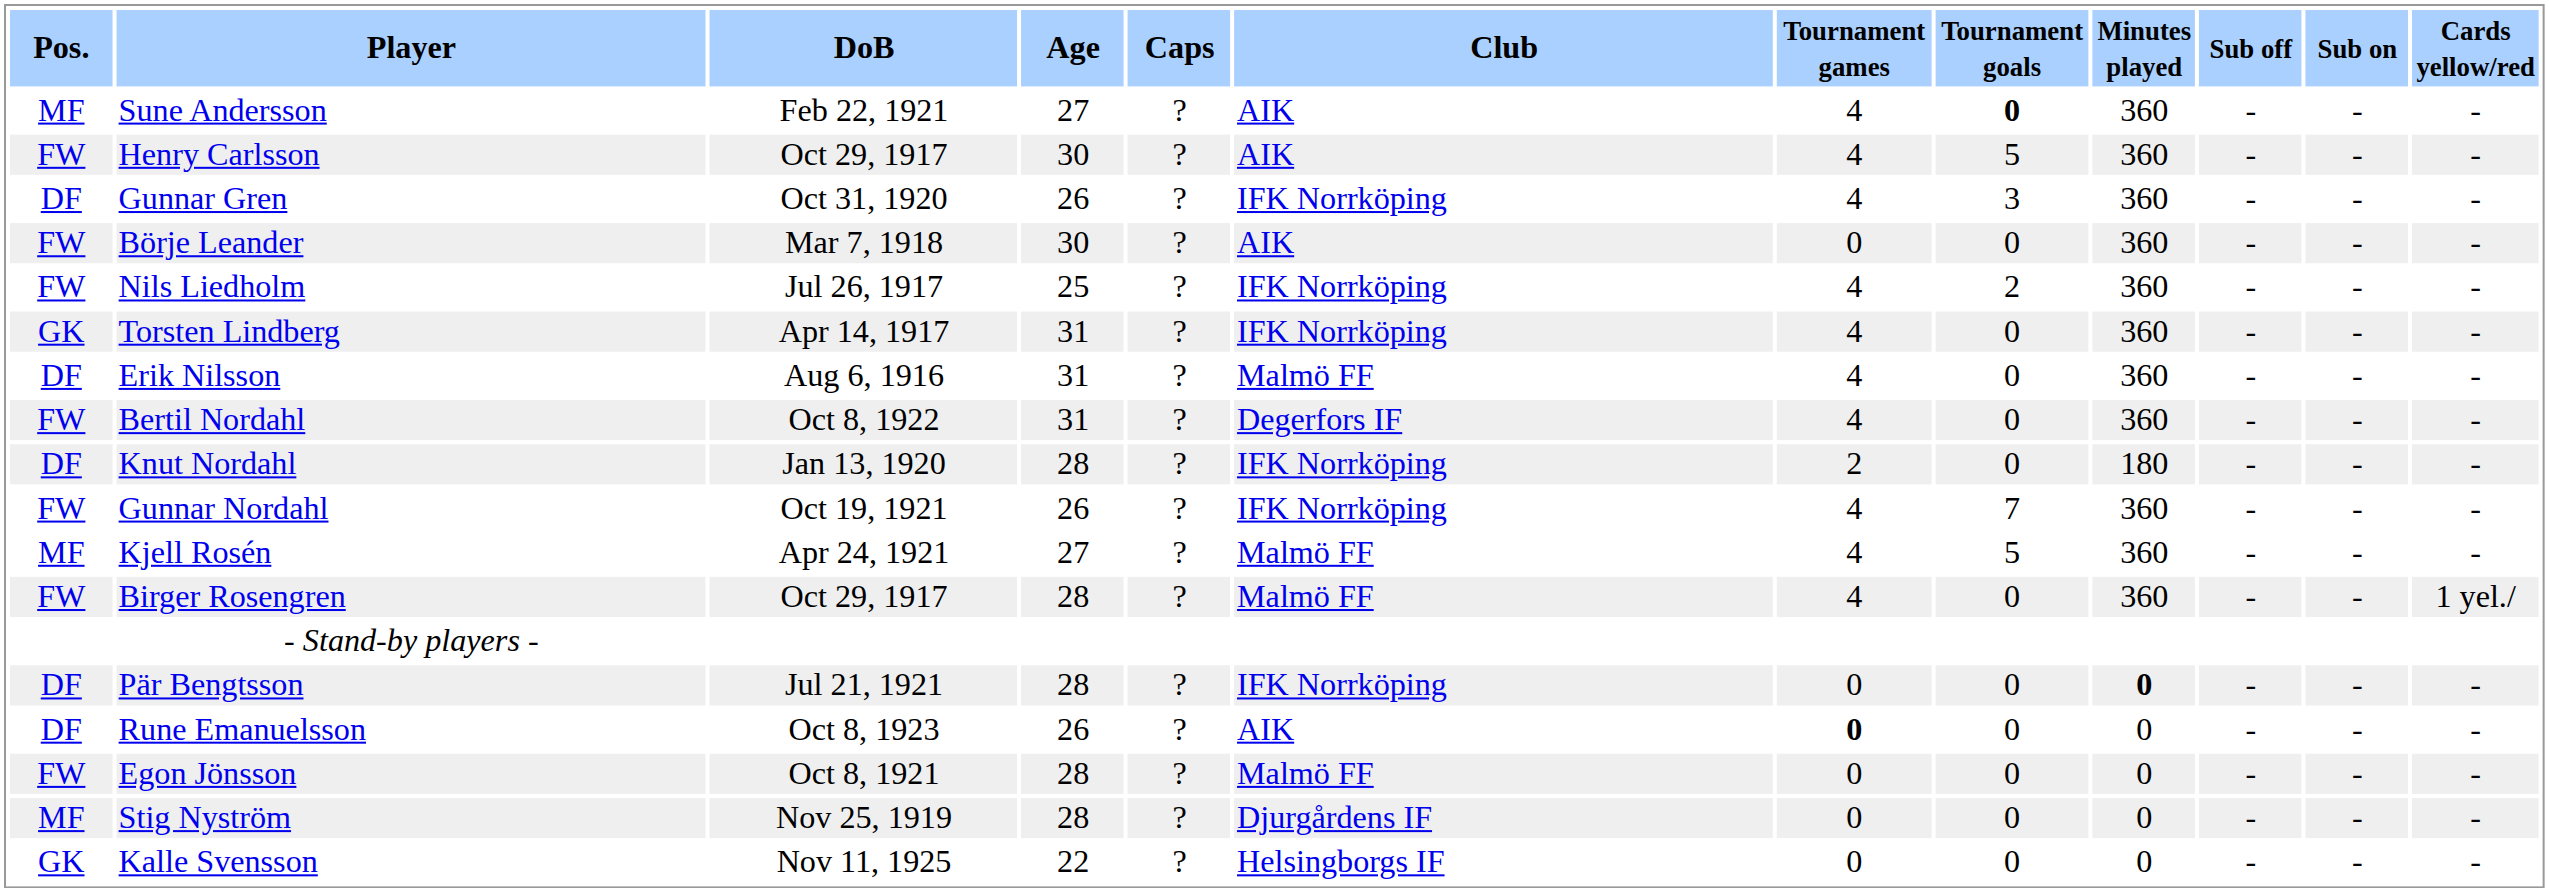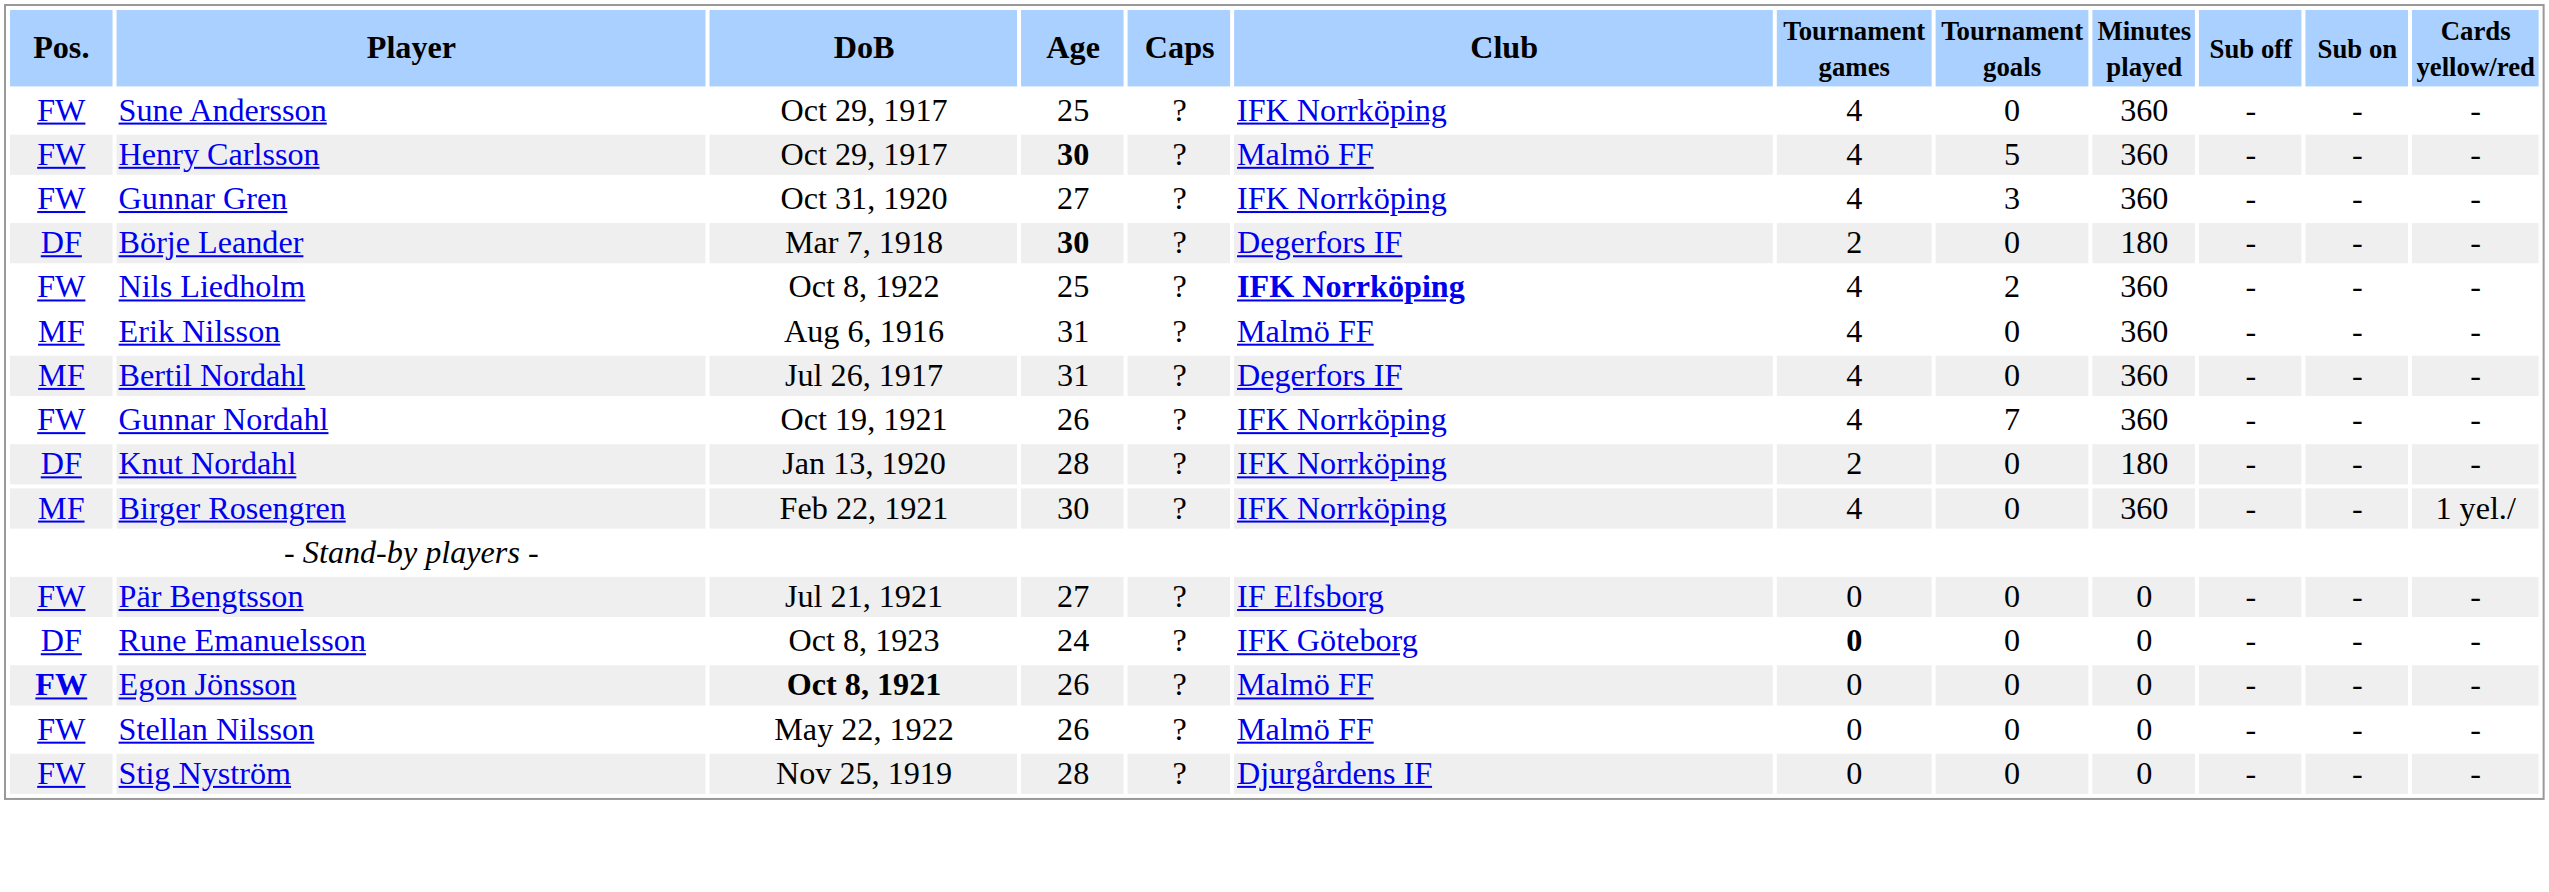(61, 110) MF -> (61, 110) FW
(864, 110) Feb 22, 1921 -> (864, 110) Oct 29, 1917
(1073, 110) 27 -> (1073, 110) 25
(1266, 110) AIK -> (1342, 110) IFK Norrköping
(2012, 110) bold -> (2012, 110) normal
(1073, 154) normal -> (1073, 154) bold
(1266, 154) AIK -> (1305, 154) Malmö FF
(61, 198) DF -> (61, 198) FW
(1073, 198) 26 -> (1073, 198) 27
(61, 242) FW -> (61, 242) DF
(1073, 242) normal -> (1073, 242) bold
(1266, 242) AIK -> (1320, 242) Degerfors IF
(1854, 242) 0 -> (1854, 242) 2
(2144, 242) 360 -> (2144, 242) 180
(864, 286) Jul 26, 1917 -> (864, 286) Oct 8, 1922
(1342, 286) normal -> (1351, 286) bold
- row: (229, 331)
(61, 375) DF -> (61, 331) MF
(61, 419) FW -> (61, 375) MF
(864, 419) Oct 8, 1922 -> (864, 375) Jul 26, 1917
rows swapped: (224, 508) <-> (207, 463)
- row: (195, 552)
(61, 596) FW -> (61, 508) MF
(864, 596) Oct 29, 1917 -> (864, 508) Feb 22, 1921
(1073, 596) 28 -> (1073, 508) 30
(1305, 596) Malmö FF -> (1342, 508) IFK Norrköping
(61, 684) DF -> (61, 596) FW
(1073, 684) 28 -> (1073, 596) 27
(1342, 684) IFK Norrköping -> (1310, 596) IF Elfsborg
(2144, 684) bold -> (2144, 596) normal
(1073, 729) 26 -> (1073, 640) 24
(1266, 729) AIK -> (1327, 640) IFK Göteborg
(61, 773) normal -> (61, 684) bold
(864, 773) normal -> (864, 684) bold
(1073, 773) 28 -> (1073, 684) 26
+ row: (216, 729)
(61, 817) MF -> (61, 773) FW
- row: (218, 861)
